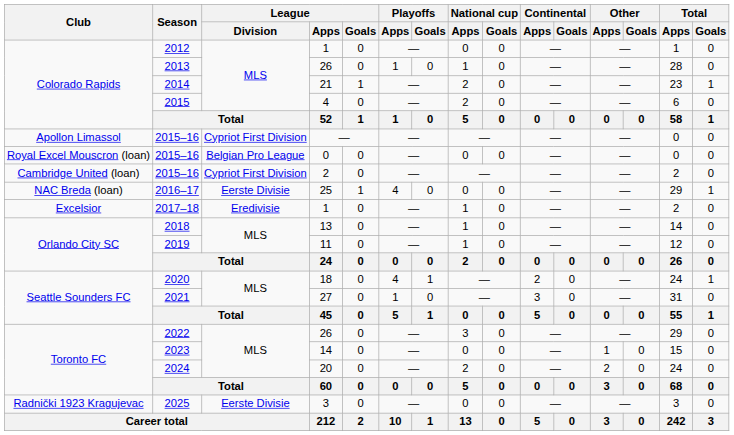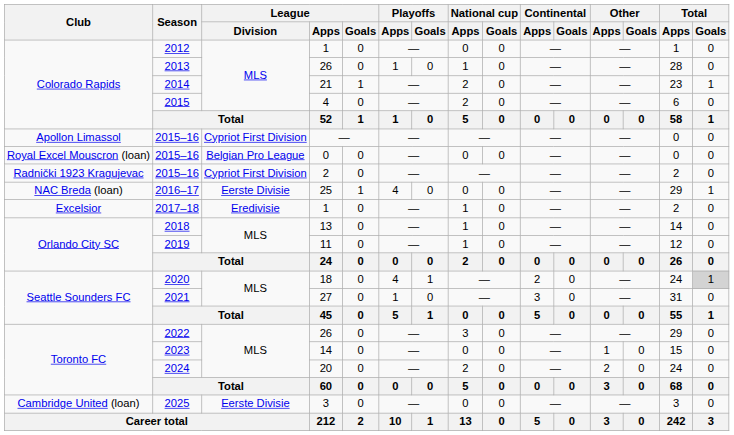(79, 173) Cambridge United (loan) -> (79, 173) Radnički 1923 Kragujevac
(711, 279) no background -> (711, 279) lightgrey background
(79, 404) Radnički 1923 Kragujevac -> (79, 404) Cambridge United (loan)
